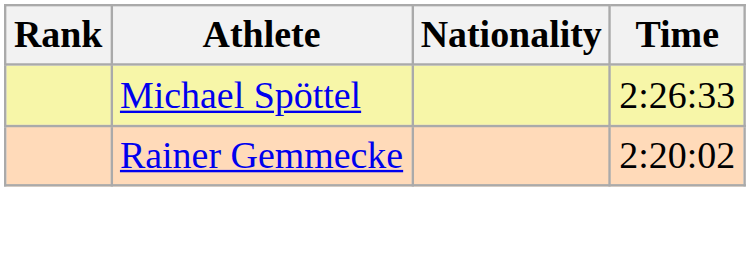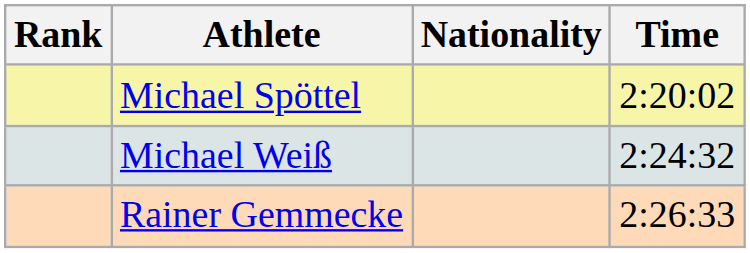(677, 94) 2:26:33 -> (677, 94) 2:20:02
+ row: (226, 154)
(677, 154) 2:20:02 -> (677, 214) 2:26:33
